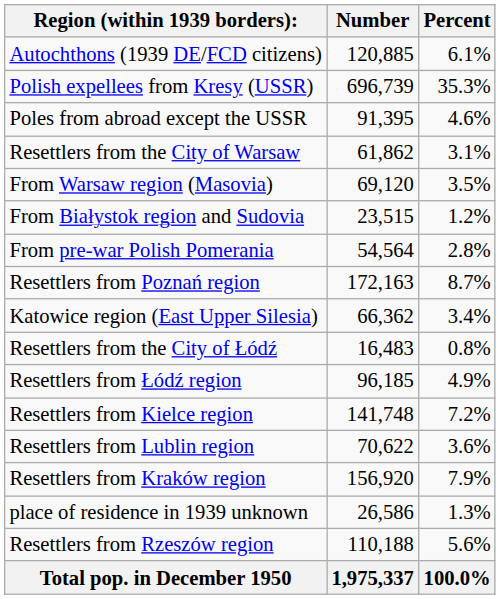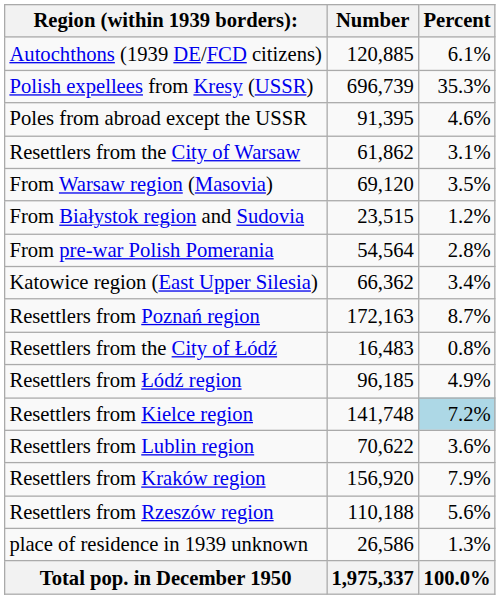rows swapped: (135, 282) <-> (164, 315)
(469, 413) no background -> (469, 413) lightblue background
rows swapped: (142, 544) <-> (159, 511)
